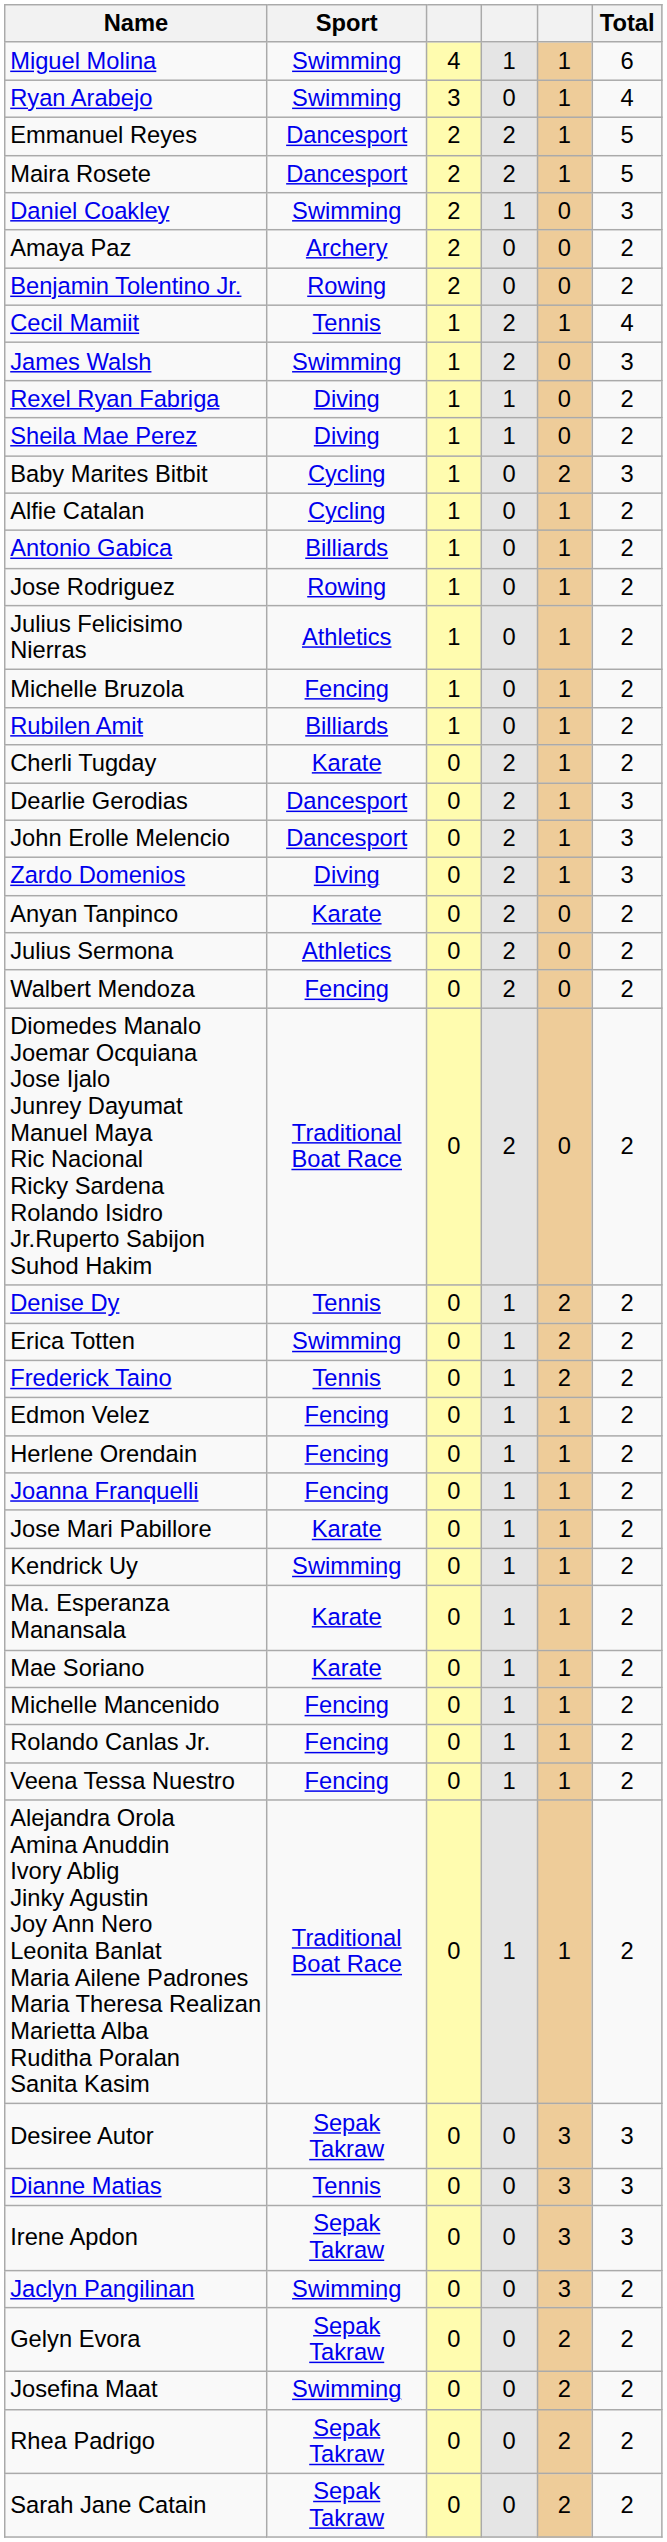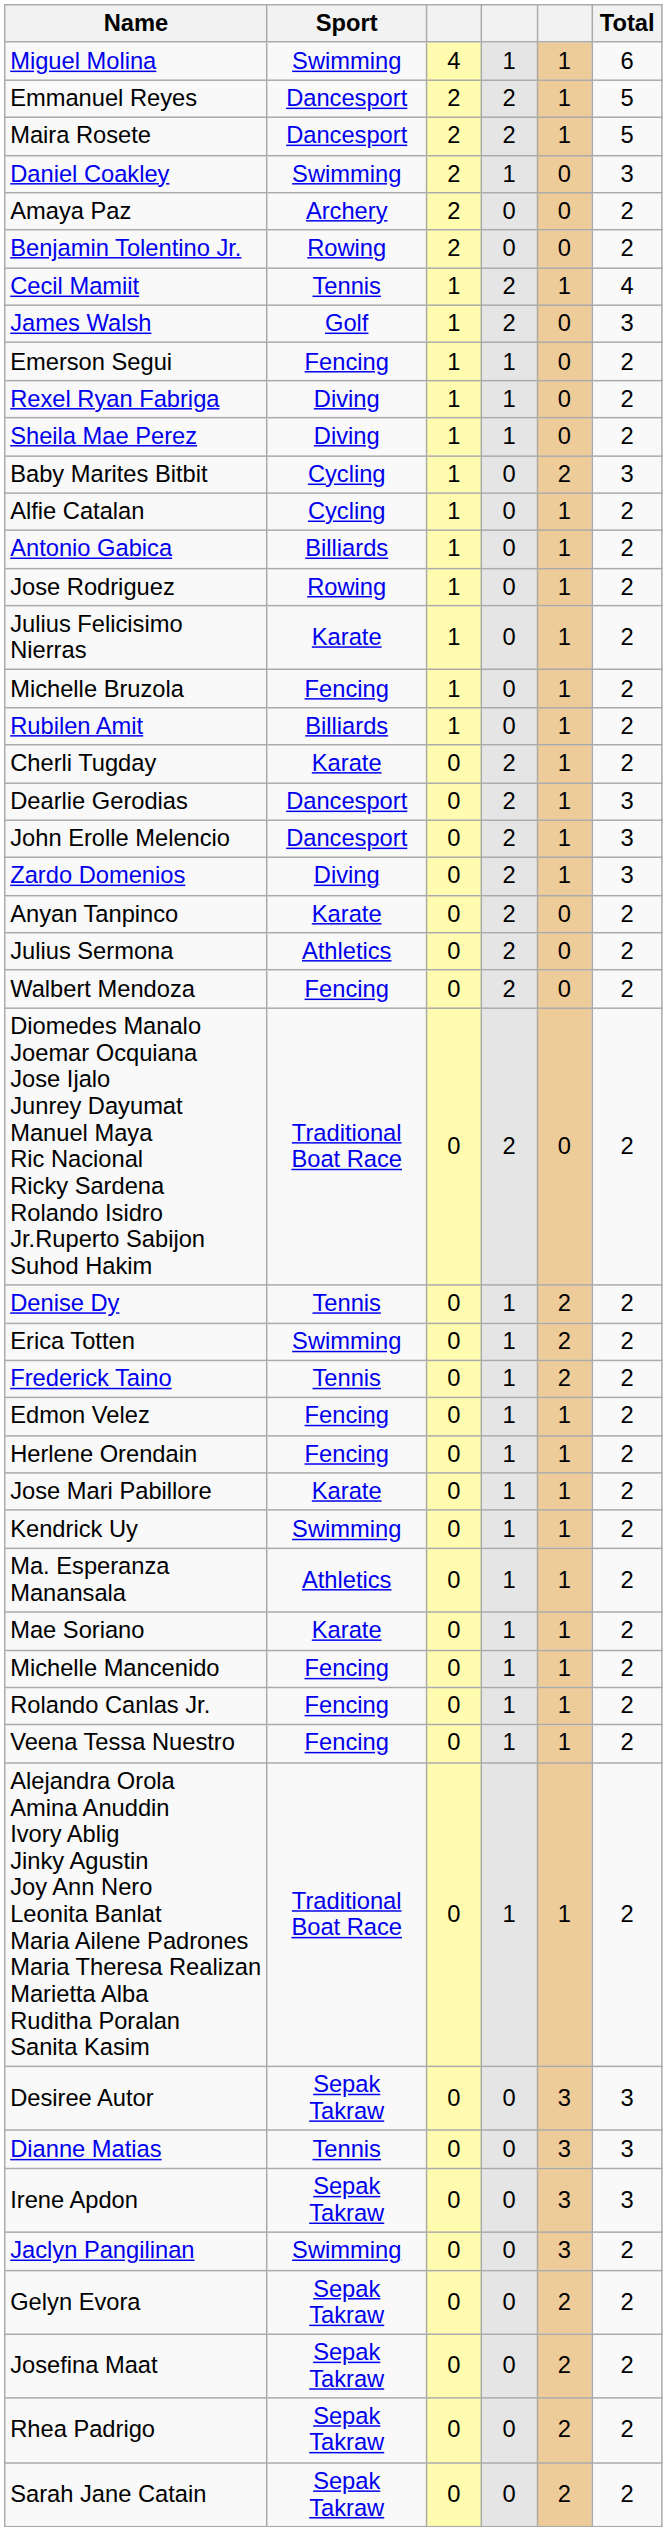- row: (81, 98)
(347, 361) Swimming -> (347, 323) Golf
+ row: (91, 361)
(347, 637) Athletics -> (347, 637) Karate
- row: (104, 1491)
(347, 1617) Karate -> (347, 1579) Athletics
(347, 2390) Swimming -> (347, 2365) Sepak Takraw
